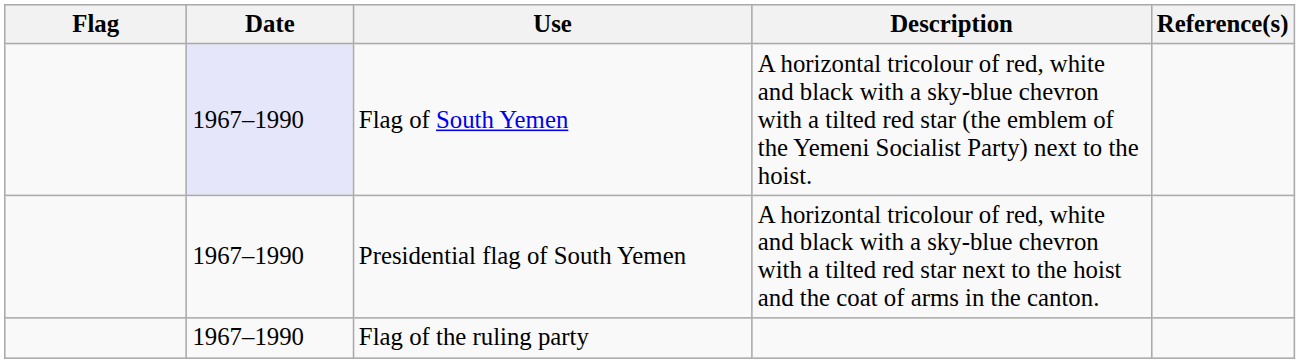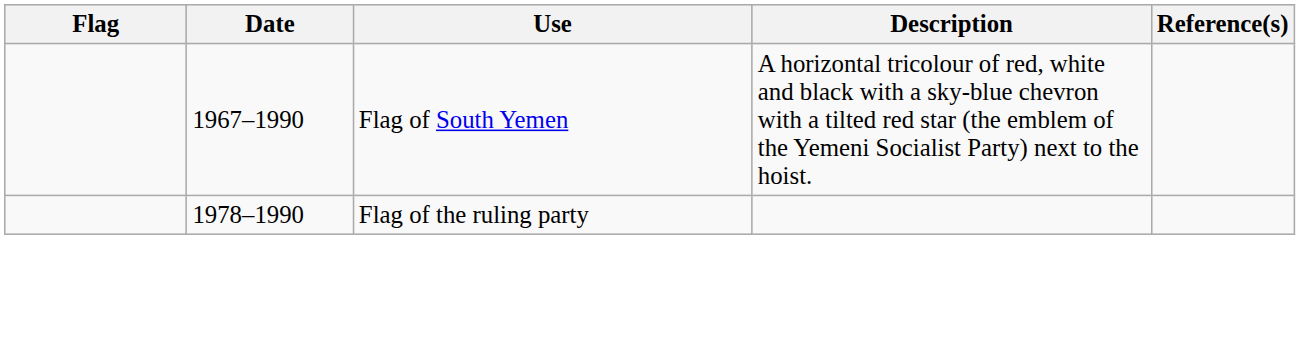(248, 119) lavender background -> (248, 119) no background
- row: (522, 256)
(248, 337) 1967–1990 -> (248, 214) 1978–1990
